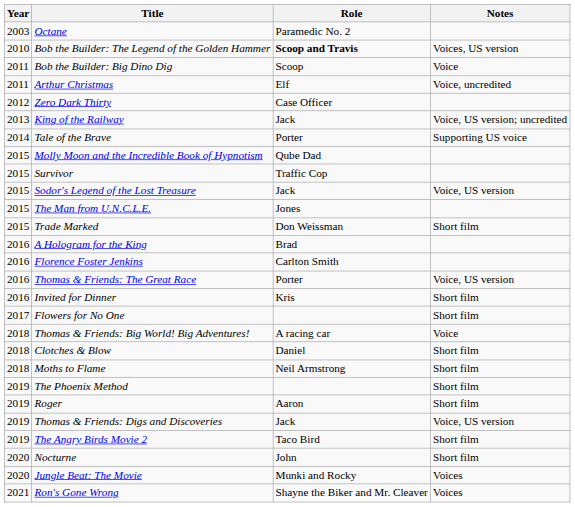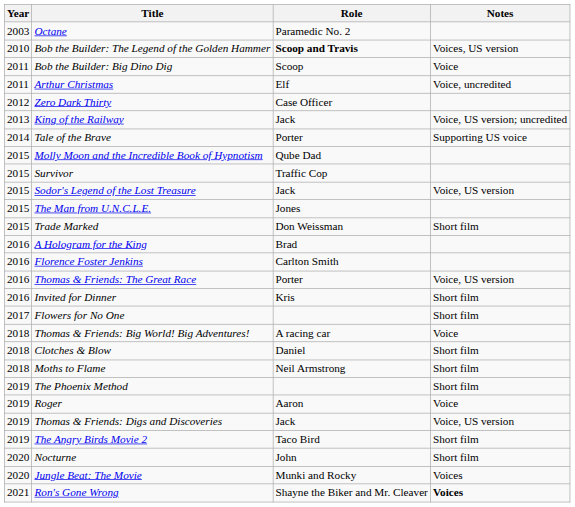(456, 404) Short film -> (446, 404) Voice
(448, 492) normal -> (448, 492) bold
